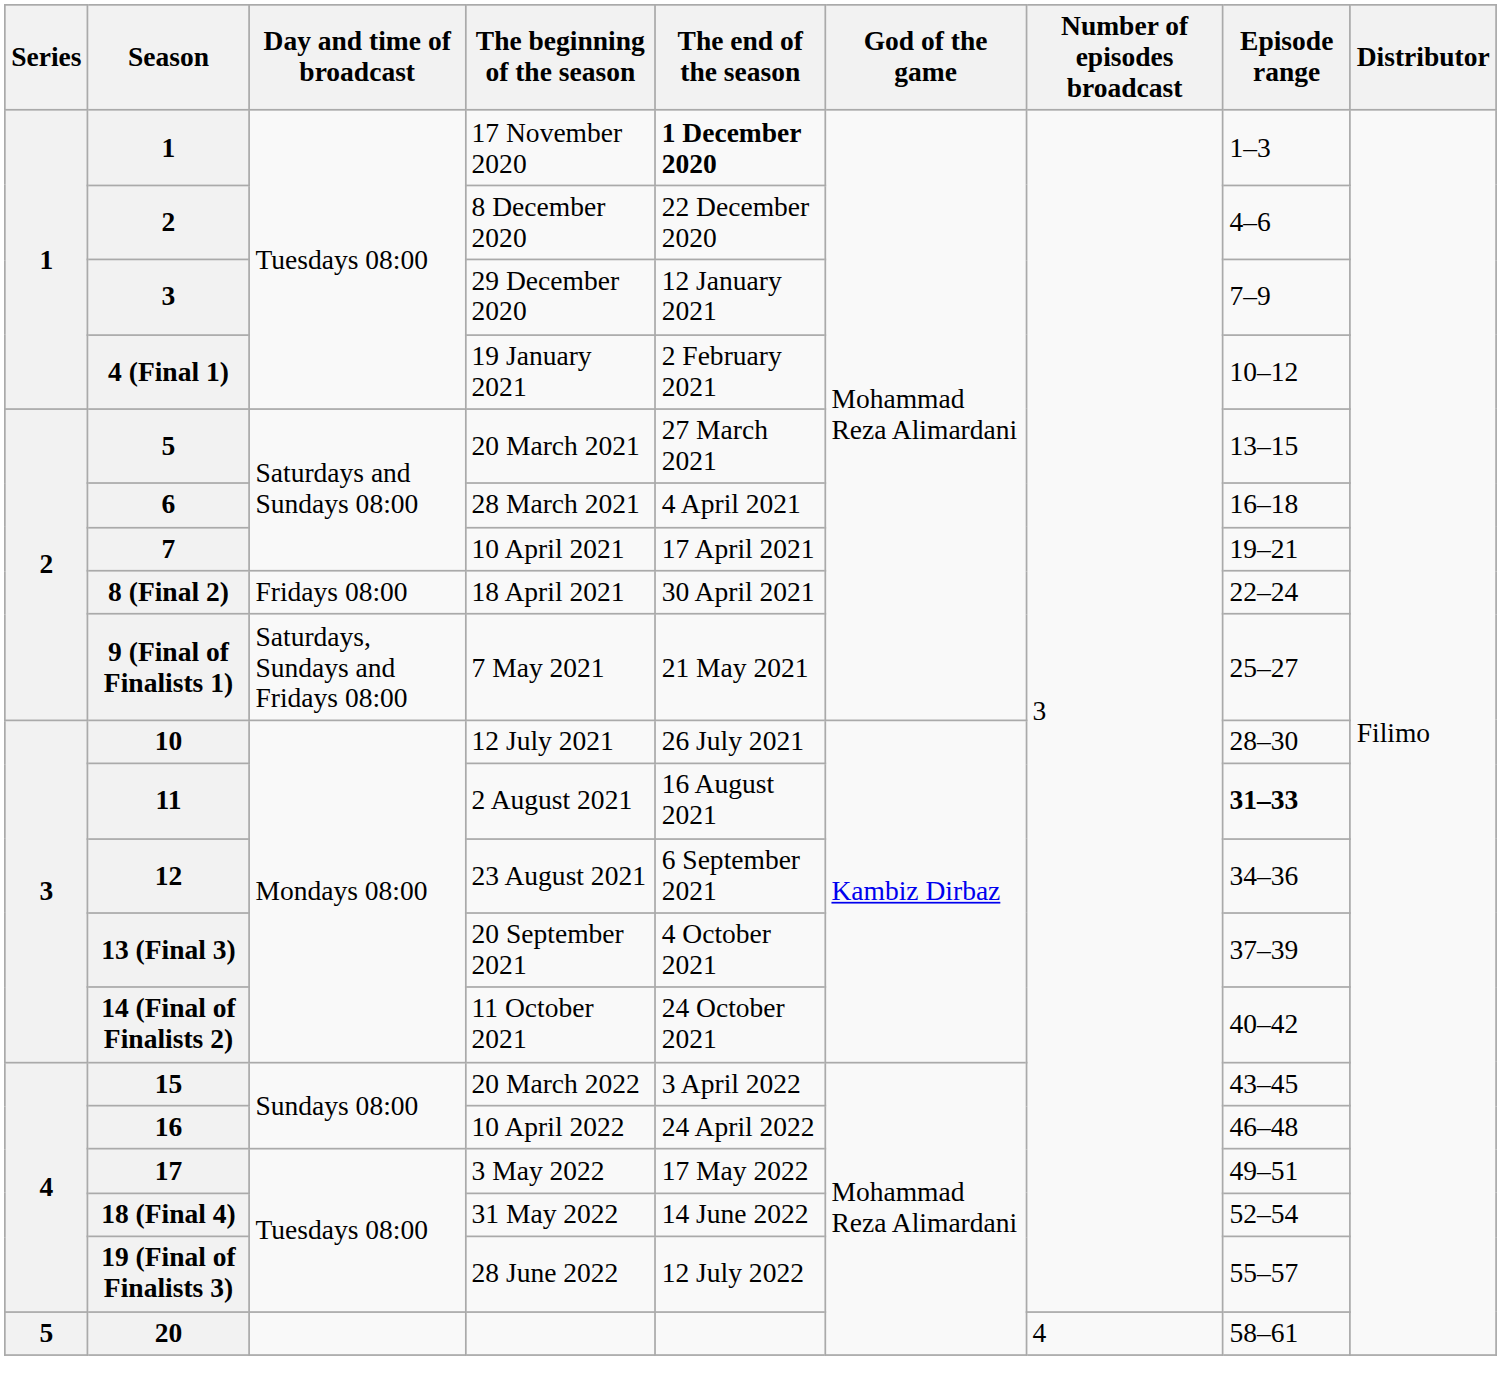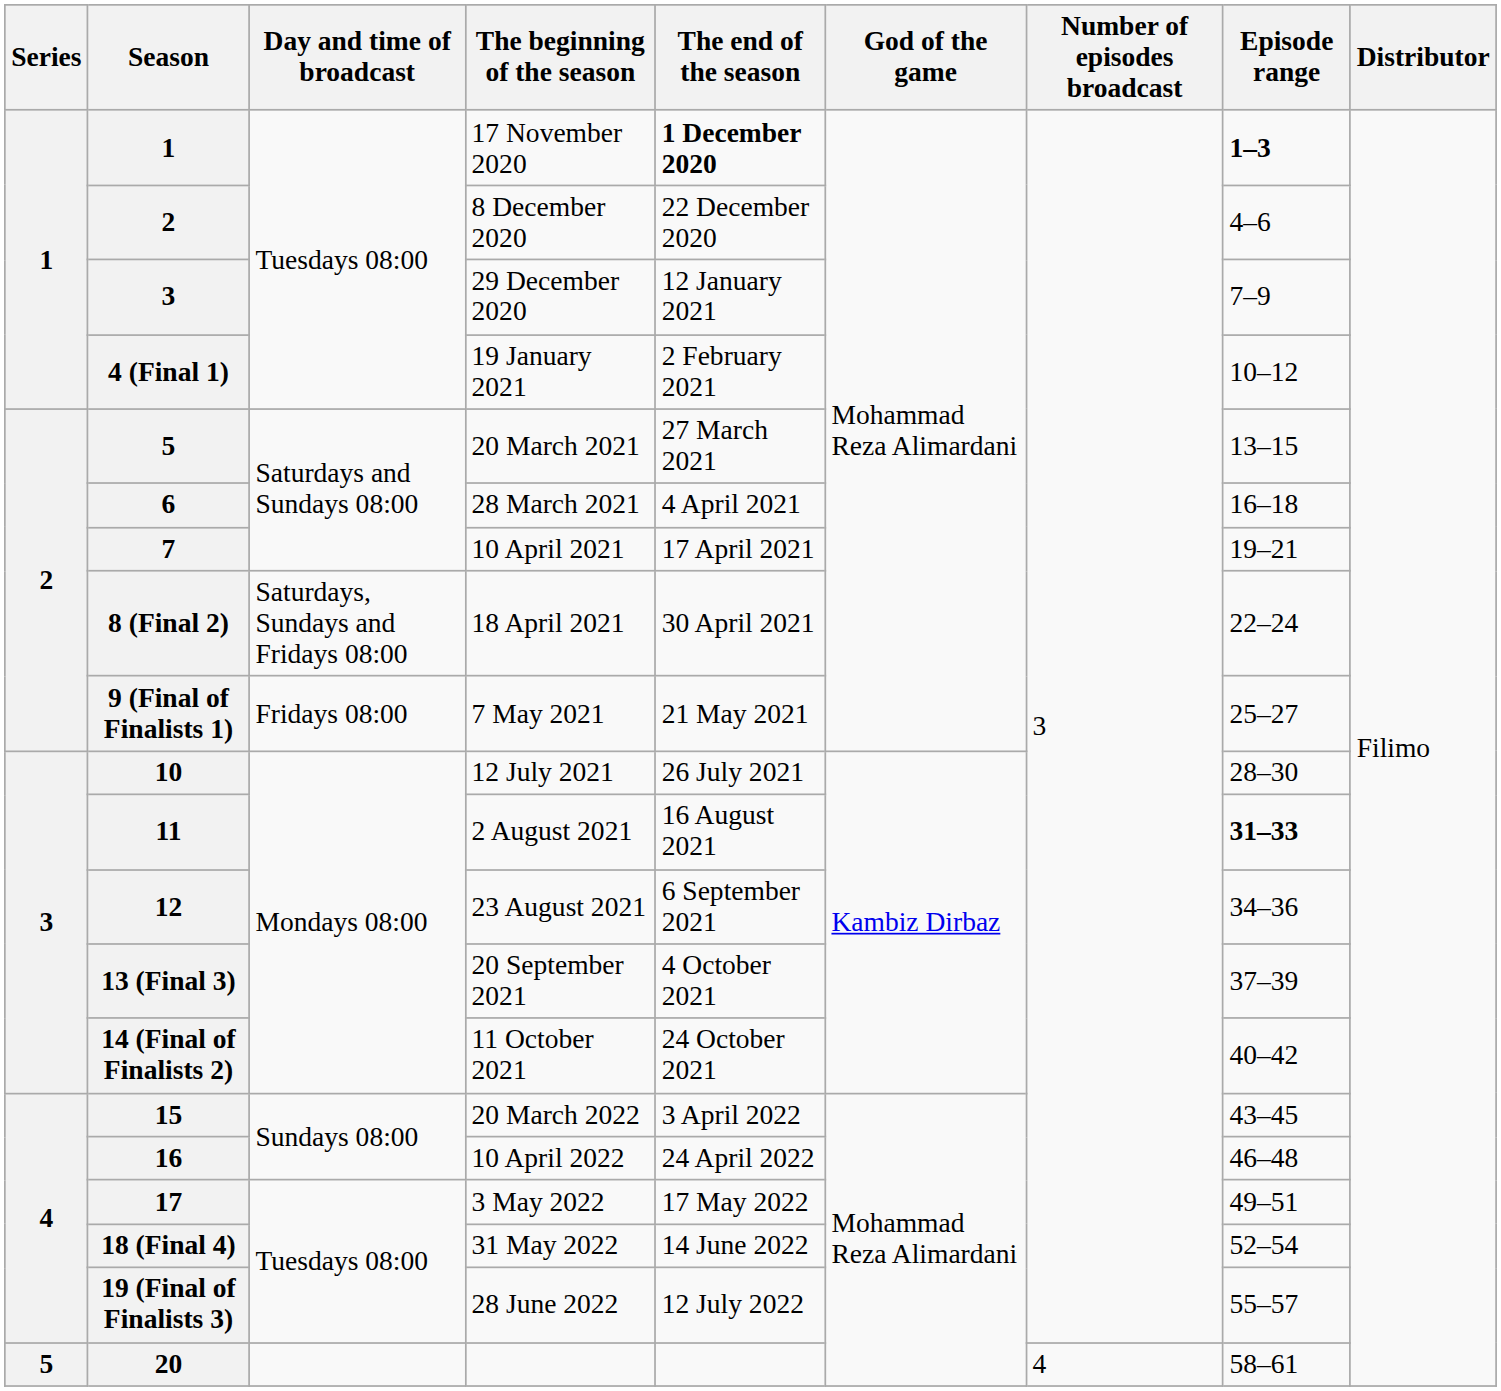(1250, 147) normal -> (1250, 147) bold
(332, 592) Fridays 08:00 -> (332, 623) Saturdays, Sundays and Fridays 08:00
(332, 666) Saturdays, Sundays and Fridays 08:00 -> (332, 713) Fridays 08:00
